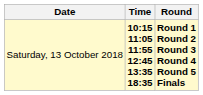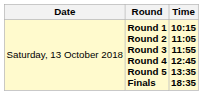columns swapped: (140, 12) <-> (177, 12)
